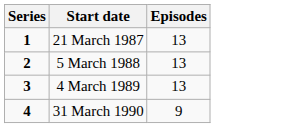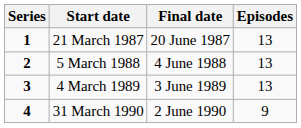+ column: (190, 16)
